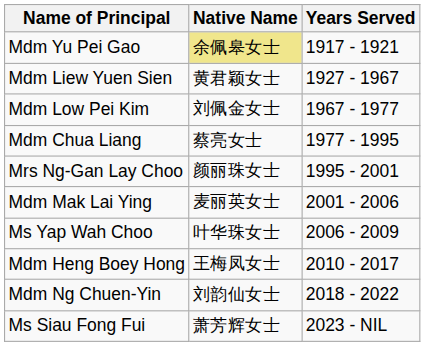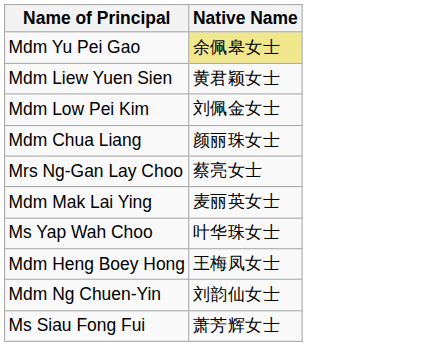- column: (361, 18)
(228, 139) 蔡亮女士 -> (237, 139) 颜丽珠女士
(237, 170) 颜丽珠女士 -> (228, 170) 蔡亮女士
